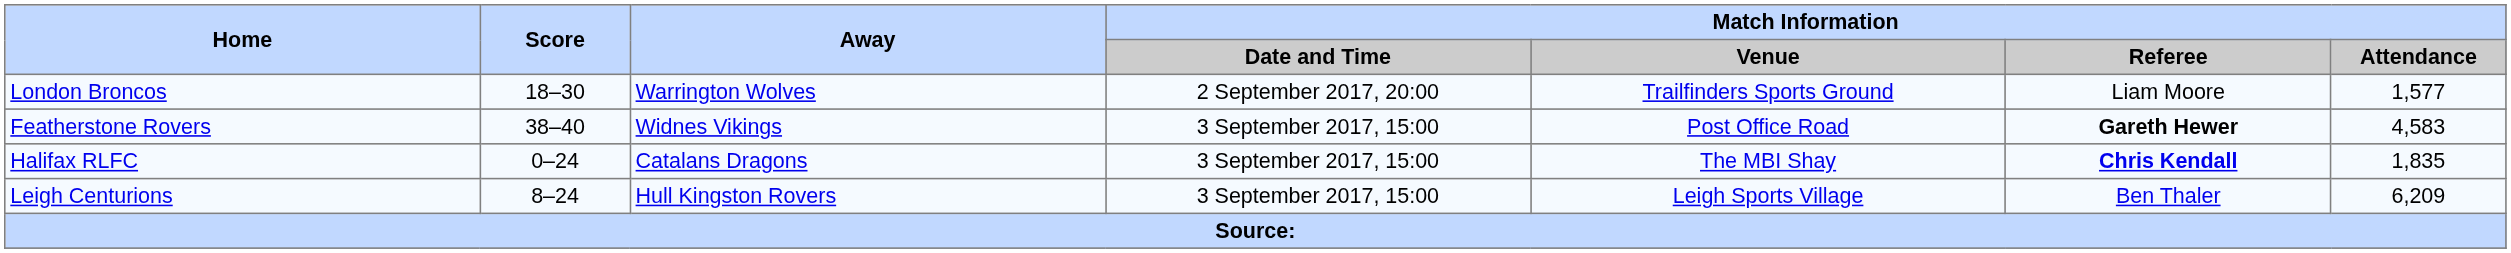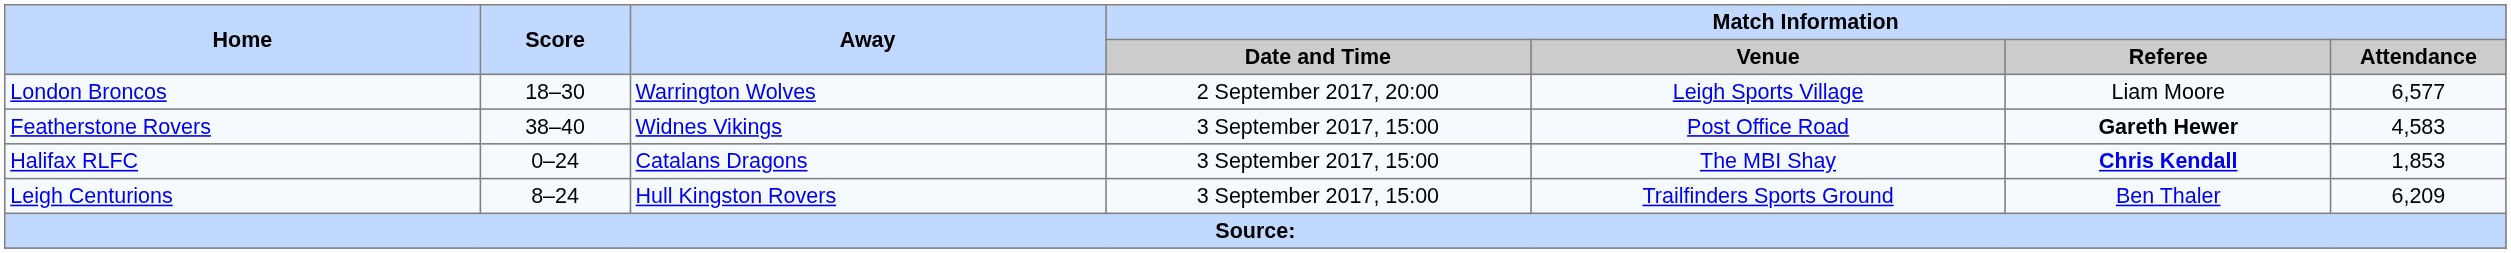(1768, 92) Trailfinders Sports Ground -> (1768, 92) Leigh Sports Village
(2418, 92) 1,577 -> (2418, 92) 6,577
(2418, 161) 1,835 -> (2418, 161) 1,853
(1768, 196) Leigh Sports Village -> (1768, 196) Trailfinders Sports Ground
